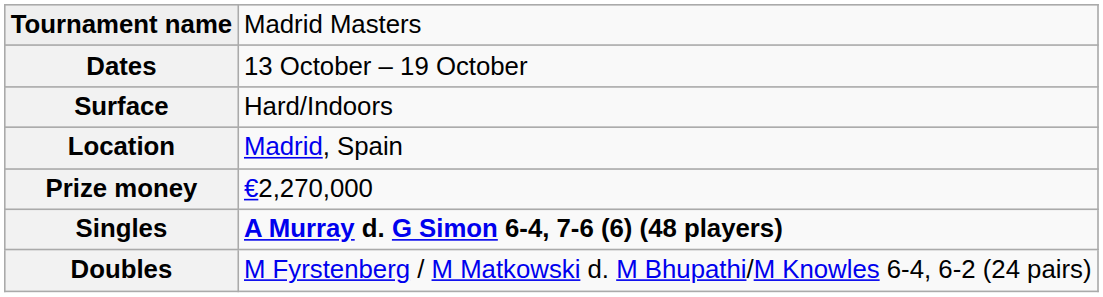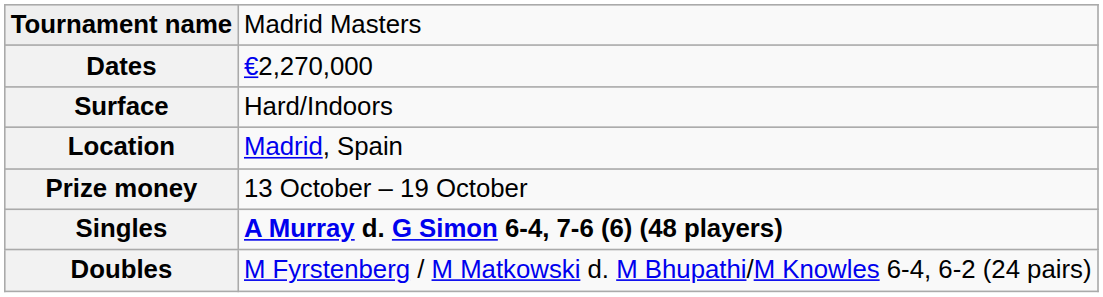(386, 65) 13 October – 19 October -> (308, 65) €2,270,000
(308, 188) €2,270,000 -> (386, 188) 13 October – 19 October
